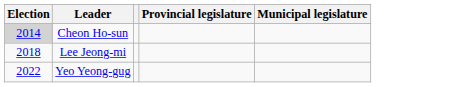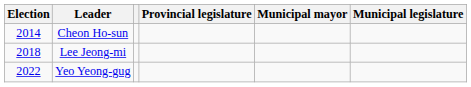+ column: (302, 14)
(28, 33) lightgrey background -> (28, 33) no background
